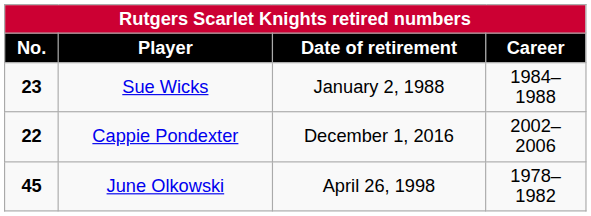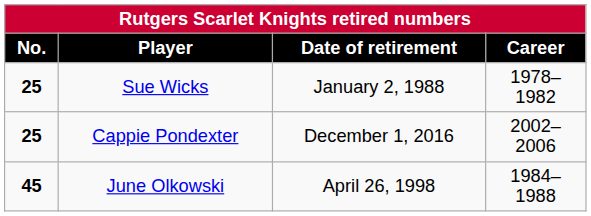(32, 87) 23 -> (32, 87) 25
(536, 87) 1984–1988 -> (536, 87) 1978–1982
(32, 136) 22 -> (32, 136) 25
(536, 185) 1978–1982 -> (536, 185) 1984–1988
